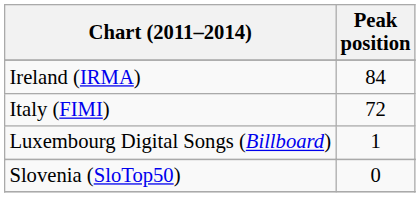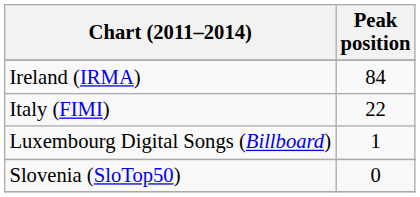(376, 109) 72 -> (376, 109) 22
